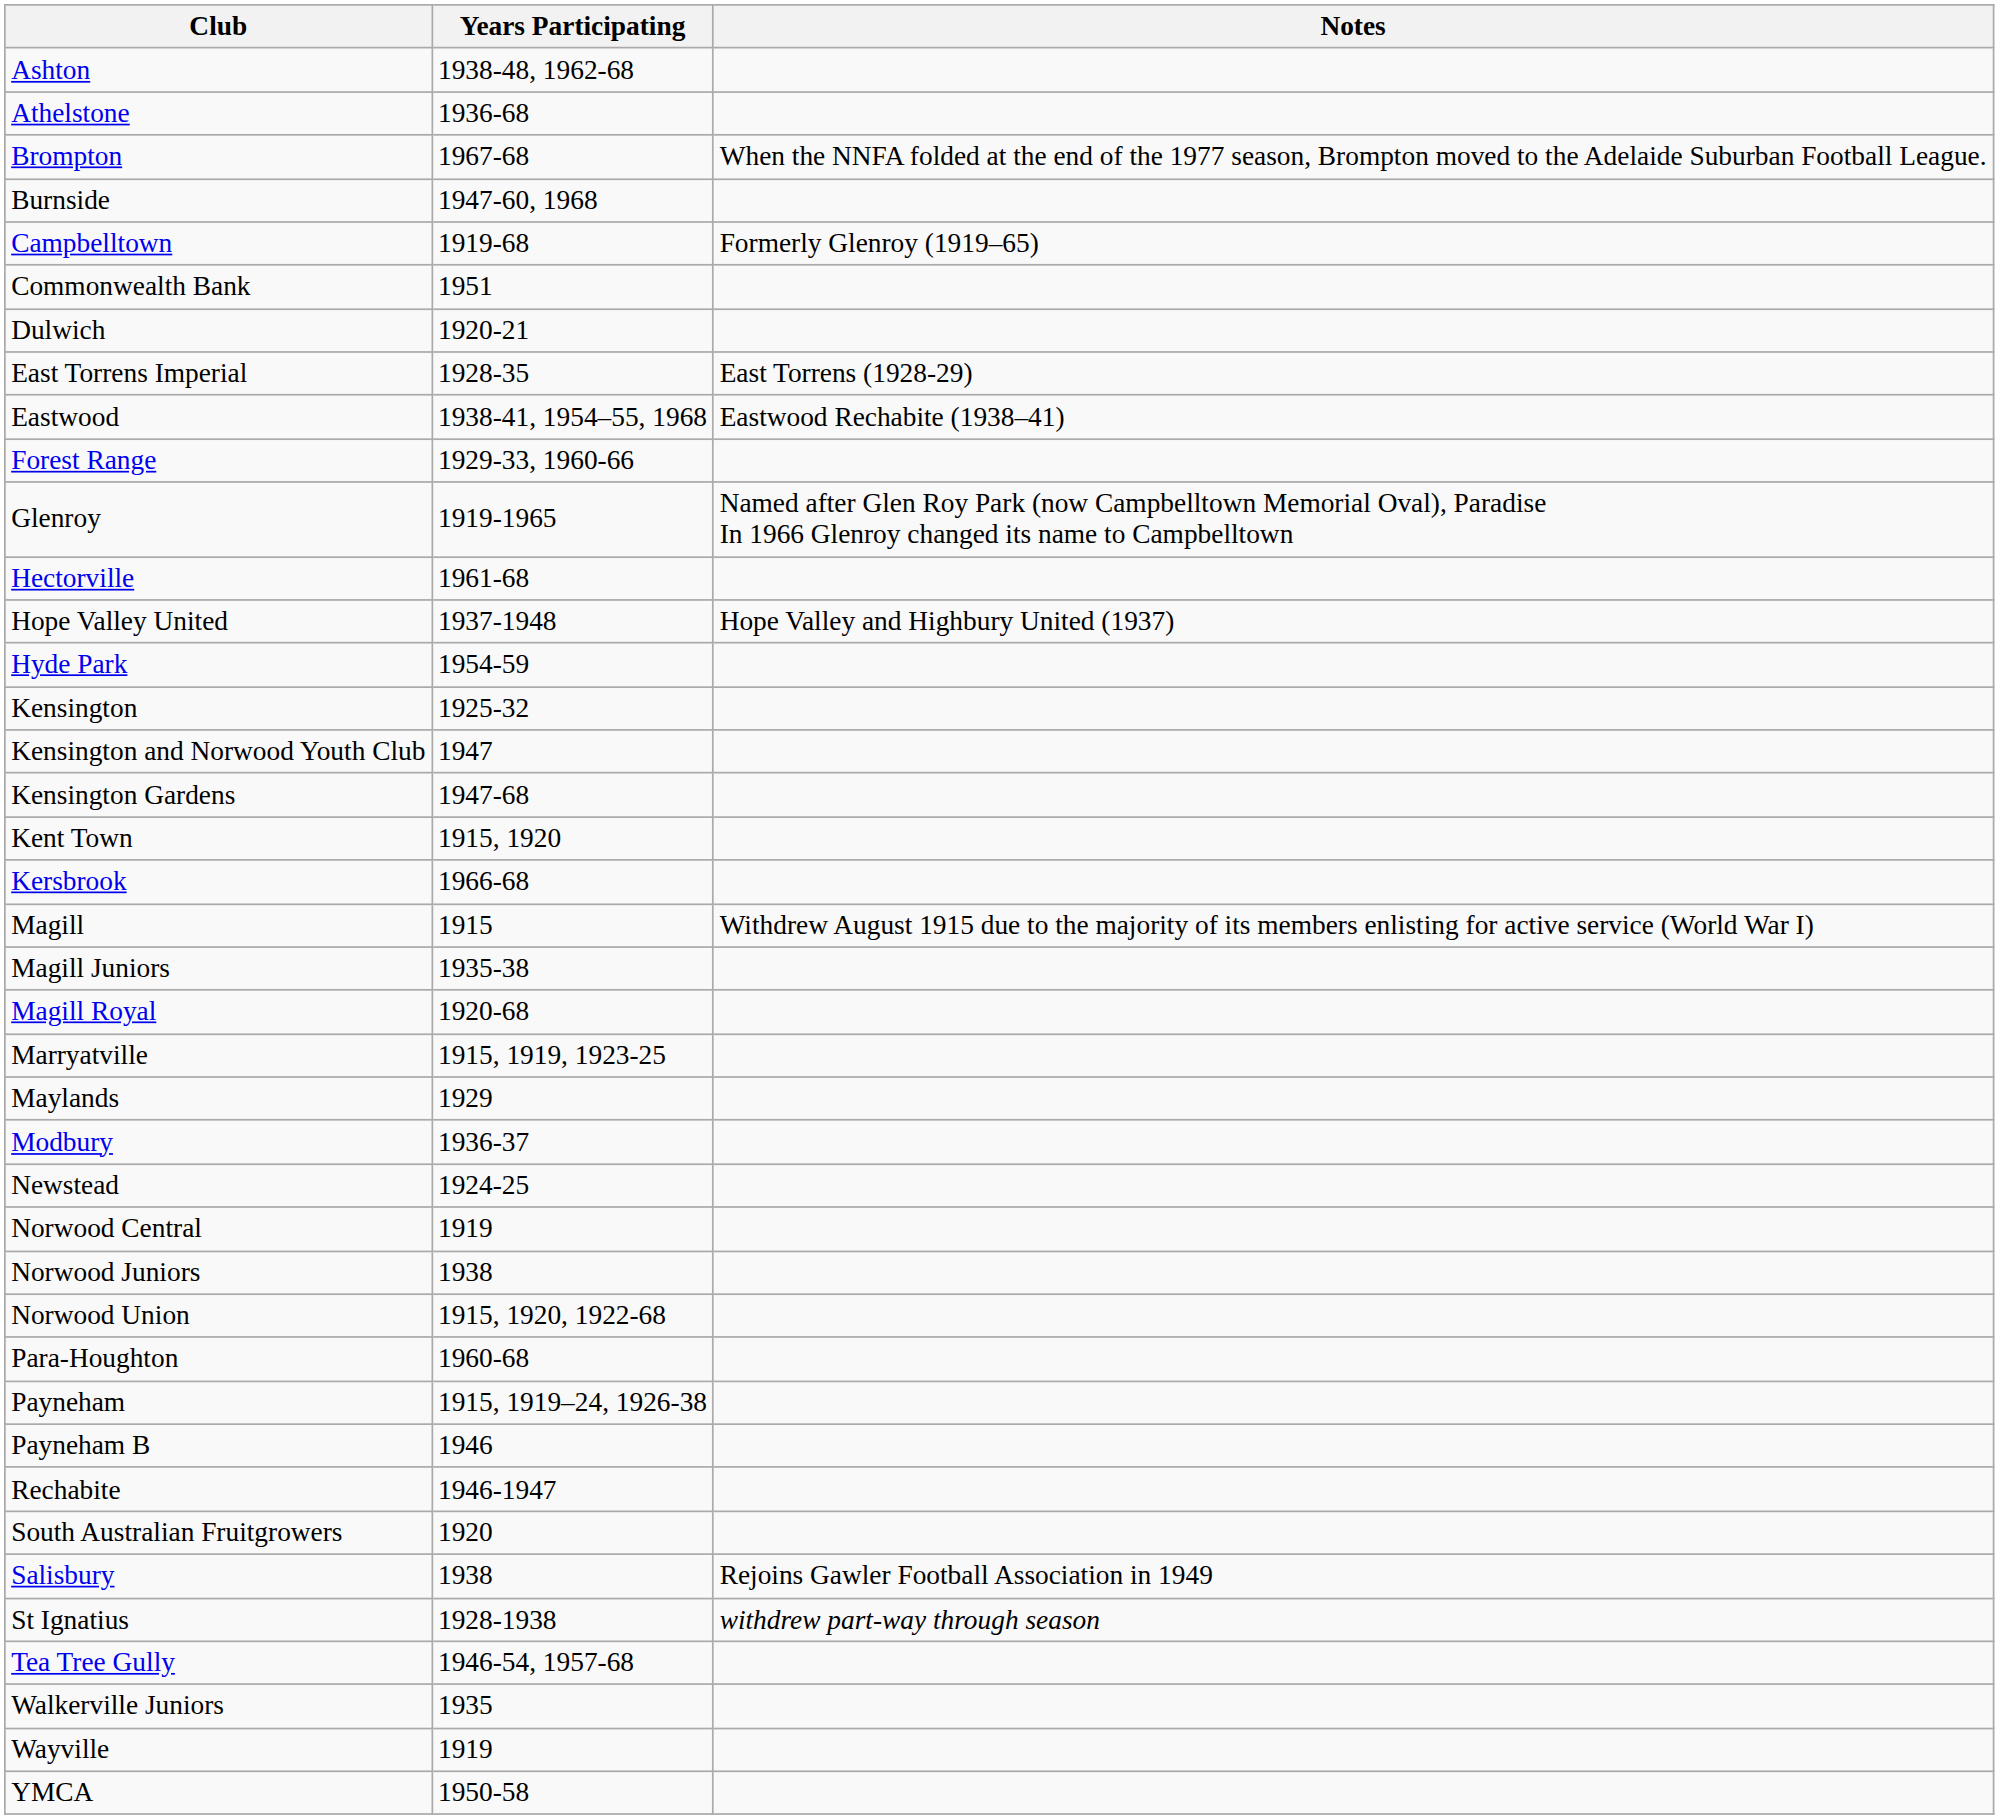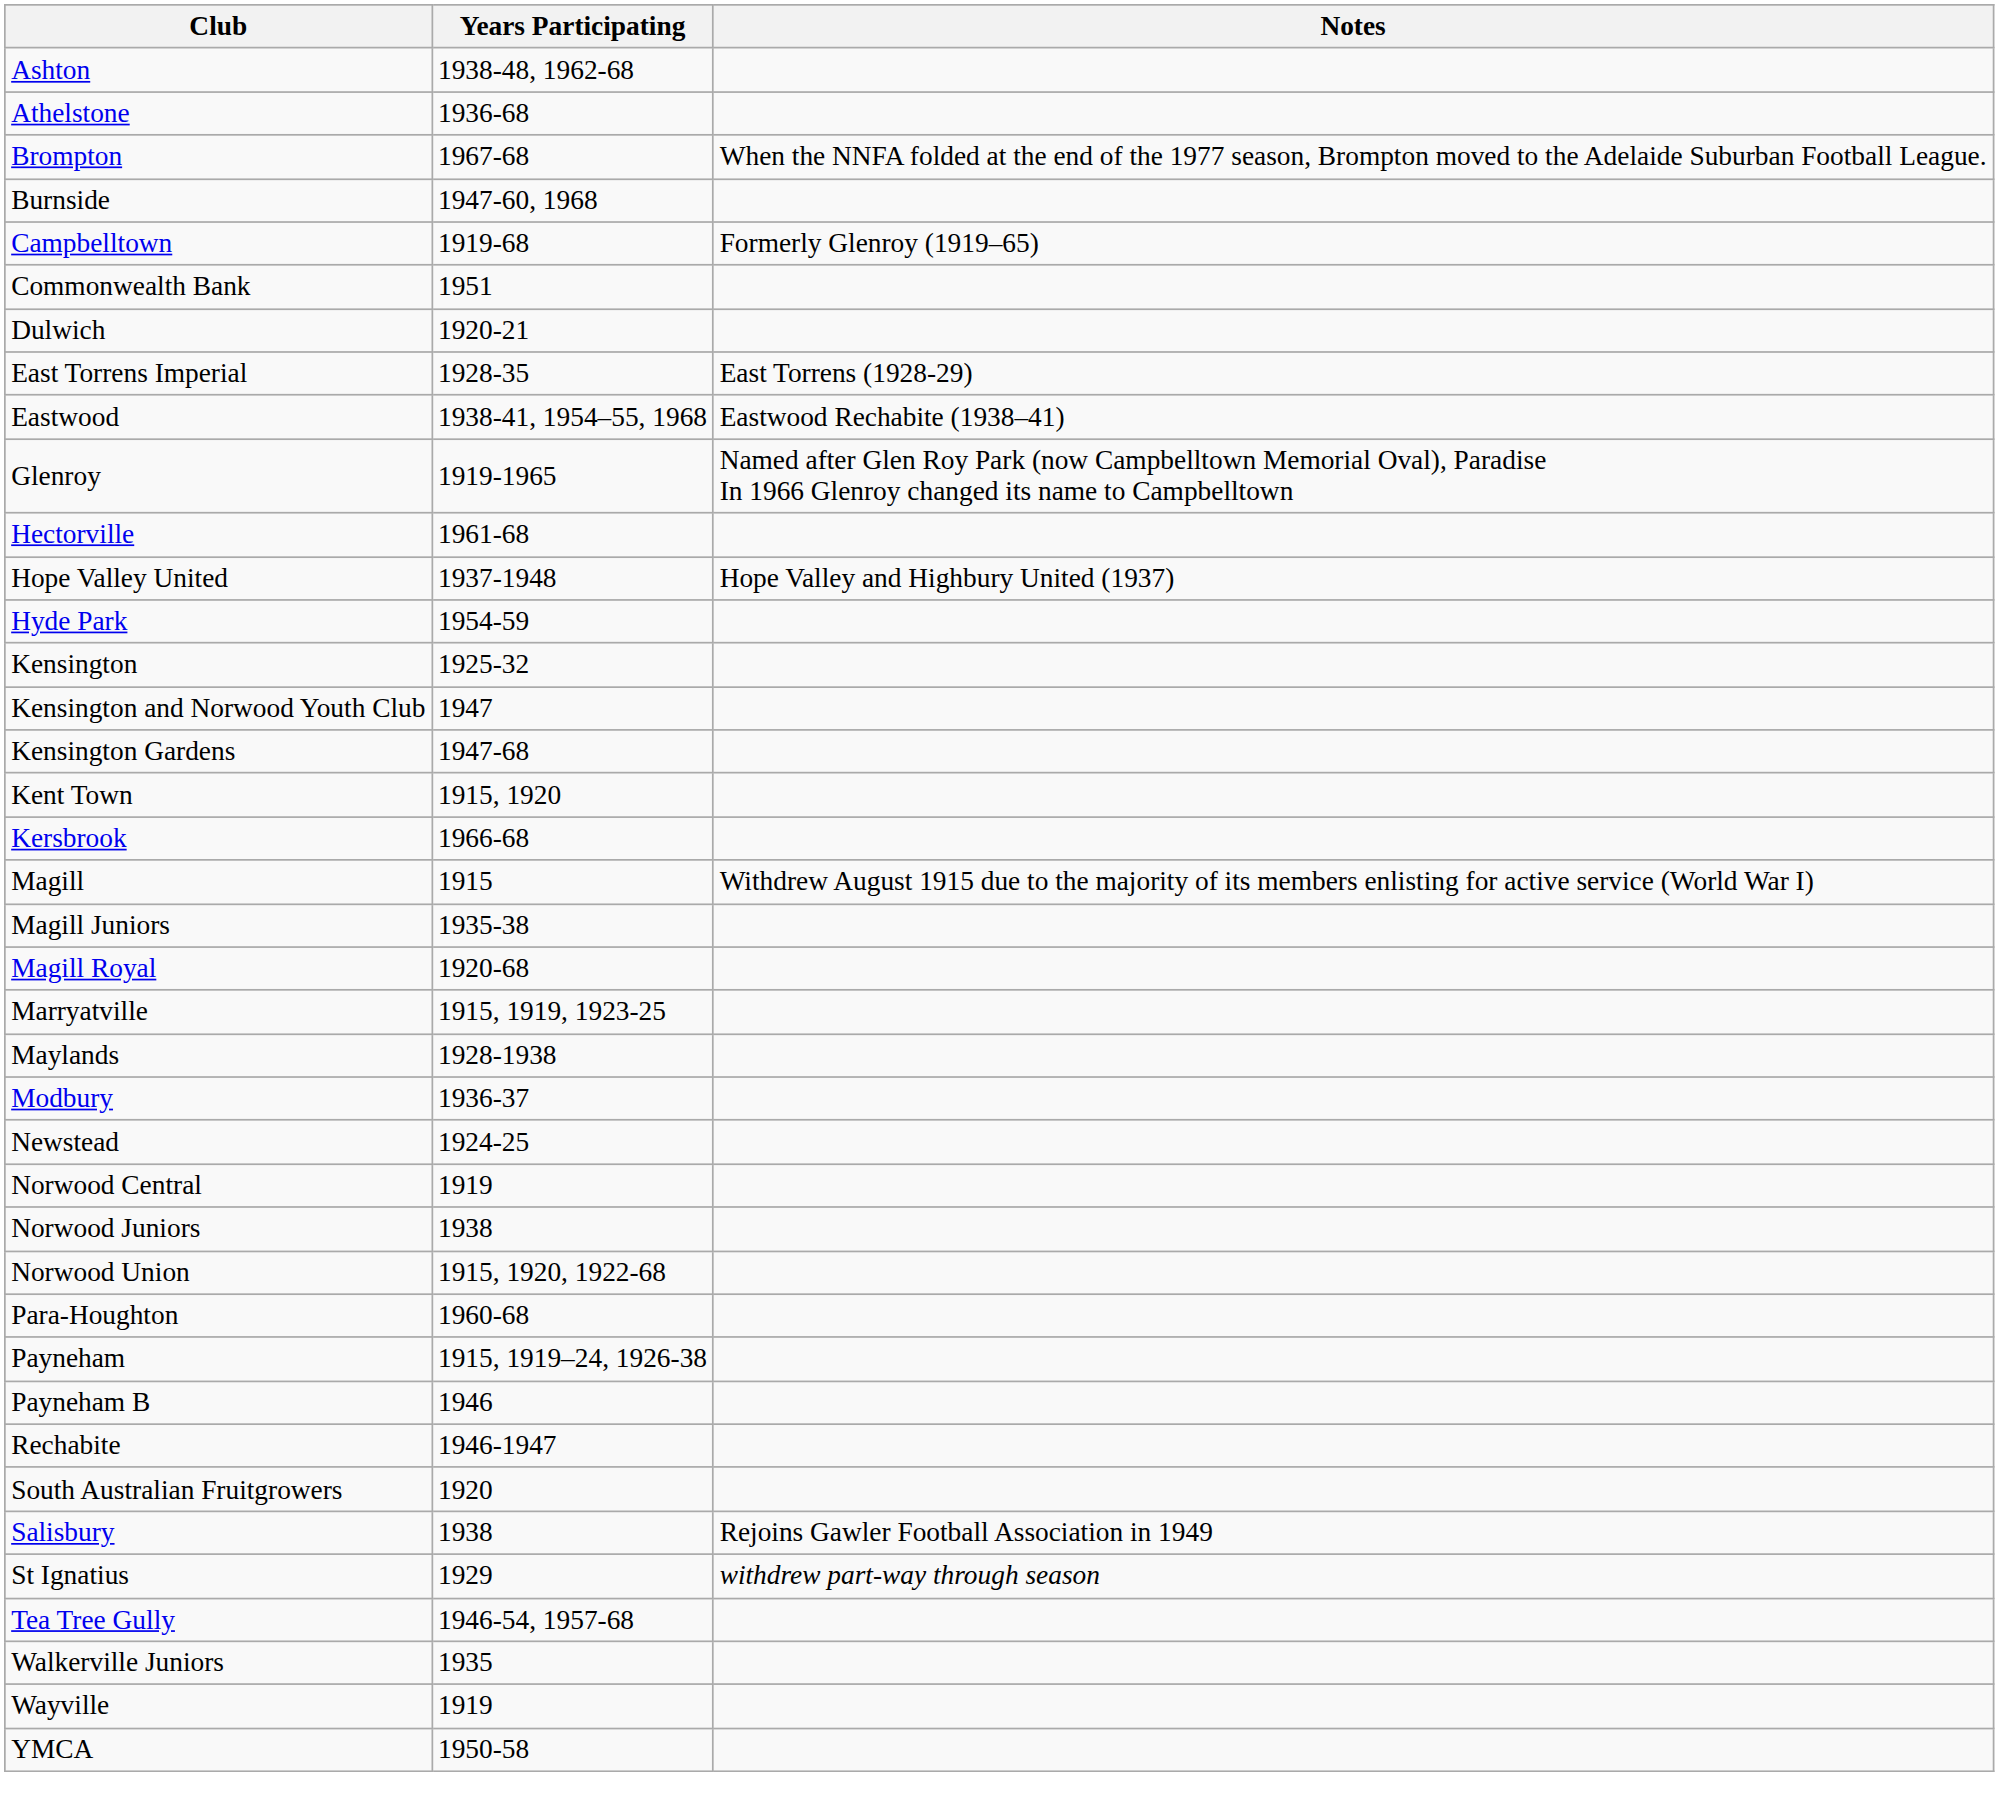- row: (84, 460)
(465, 1098) 1929 -> (497, 1054) 1928-1938
(497, 1619) 1928-1938 -> (465, 1575) 1929
